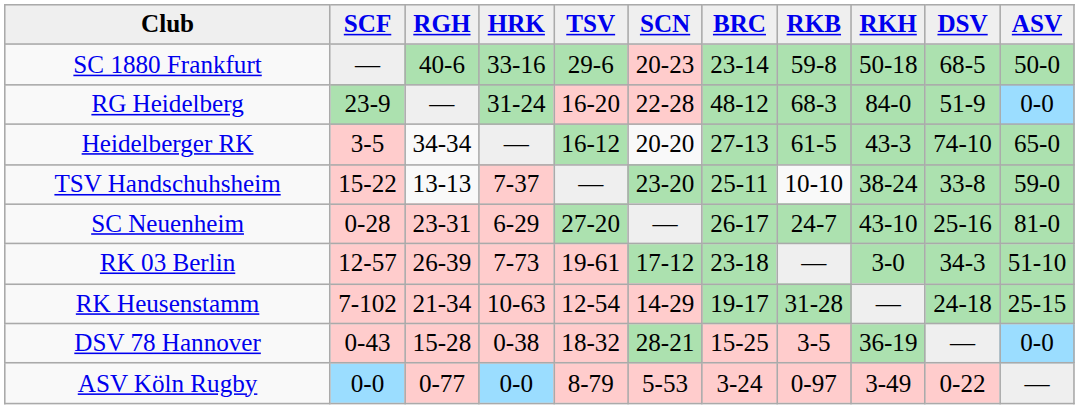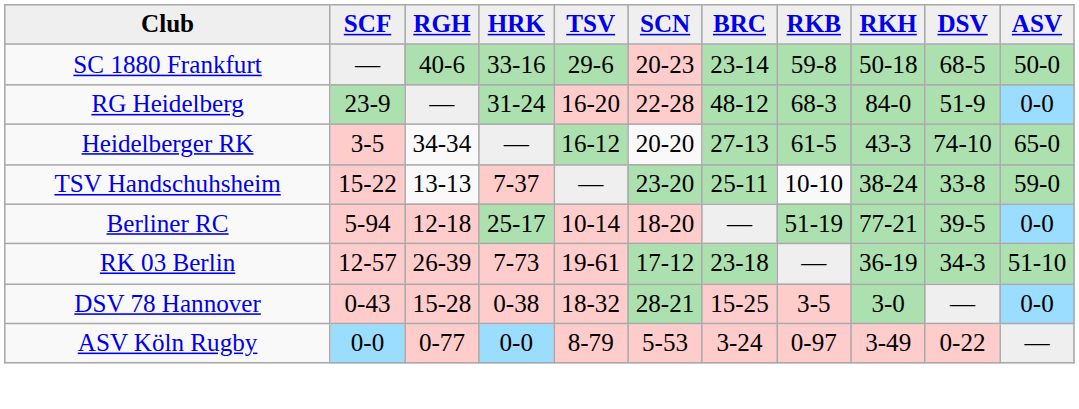- row: (168, 223)
+ row: (168, 223)
(888, 263) 3-0 -> (888, 263) 36-19
- row: (168, 303)
(888, 343) 36-19 -> (888, 303) 3-0
